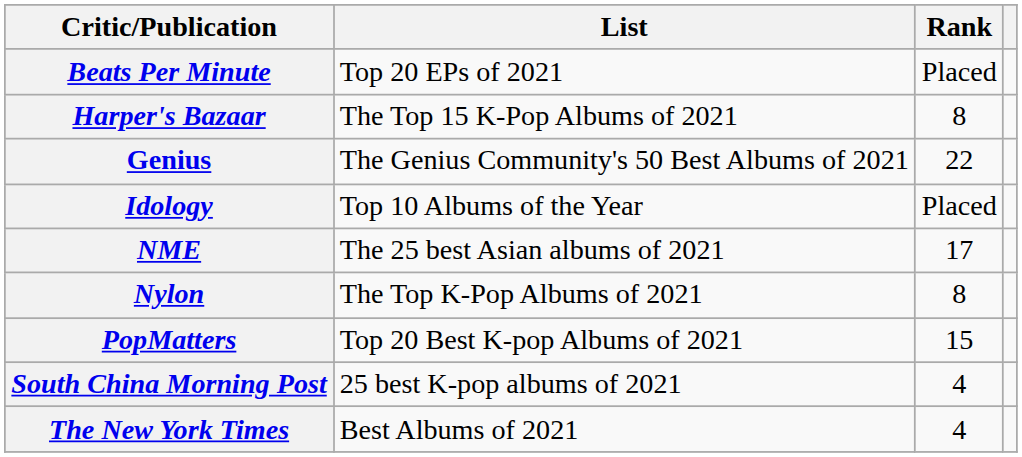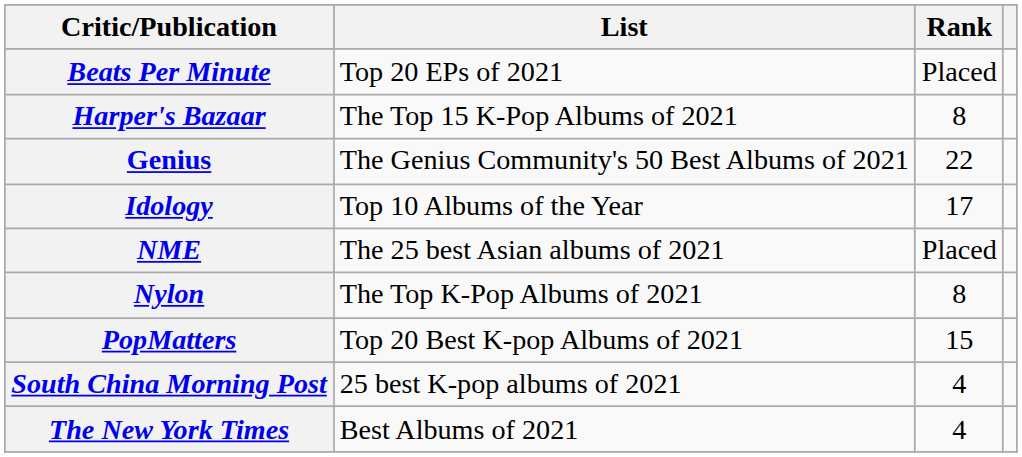(959, 205) Placed -> (959, 205) 17
(959, 250) 17 -> (959, 250) Placed
